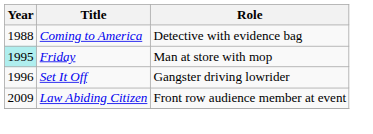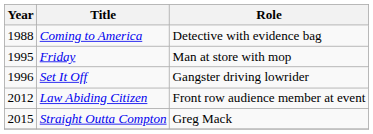(21, 56) paleturquoise background -> (21, 56) no background
(21, 98) 2009 -> (21, 98) 2012
+ row: (103, 118)
